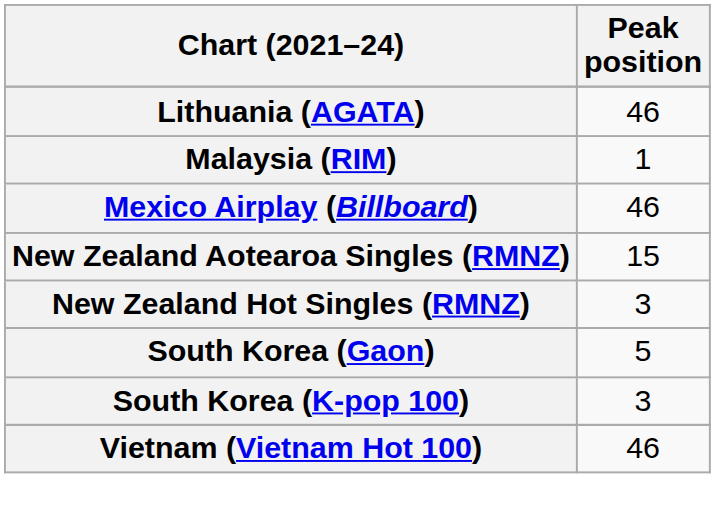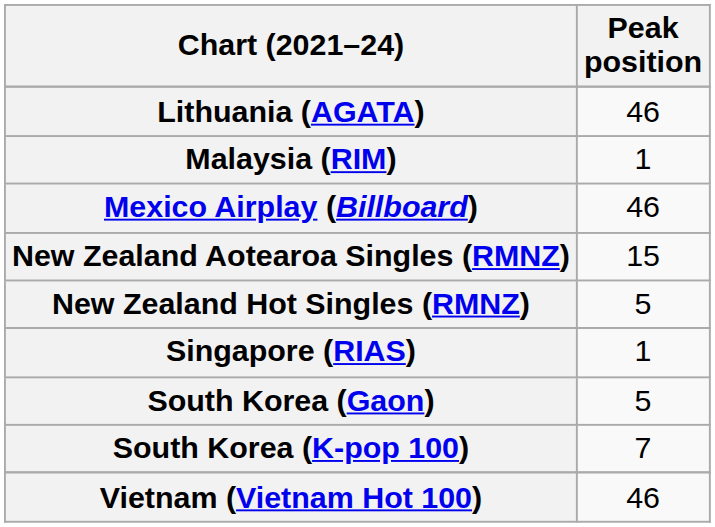(643, 303) 3 -> (643, 303) 5
+ row: (291, 352)
(643, 400) 3 -> (643, 448) 7
